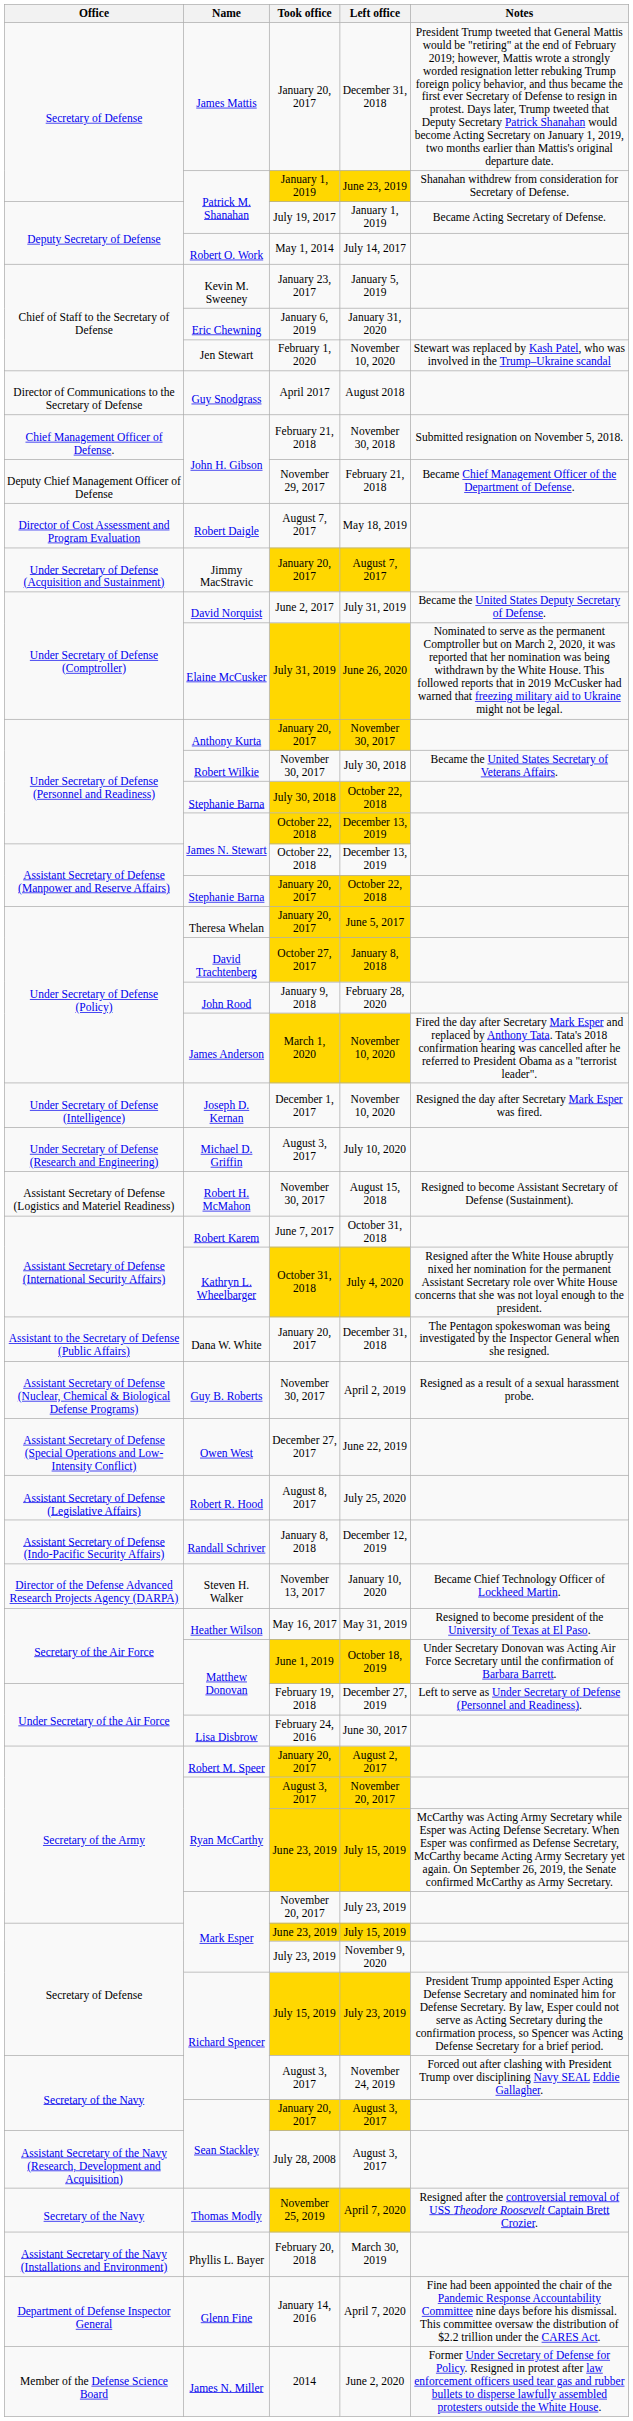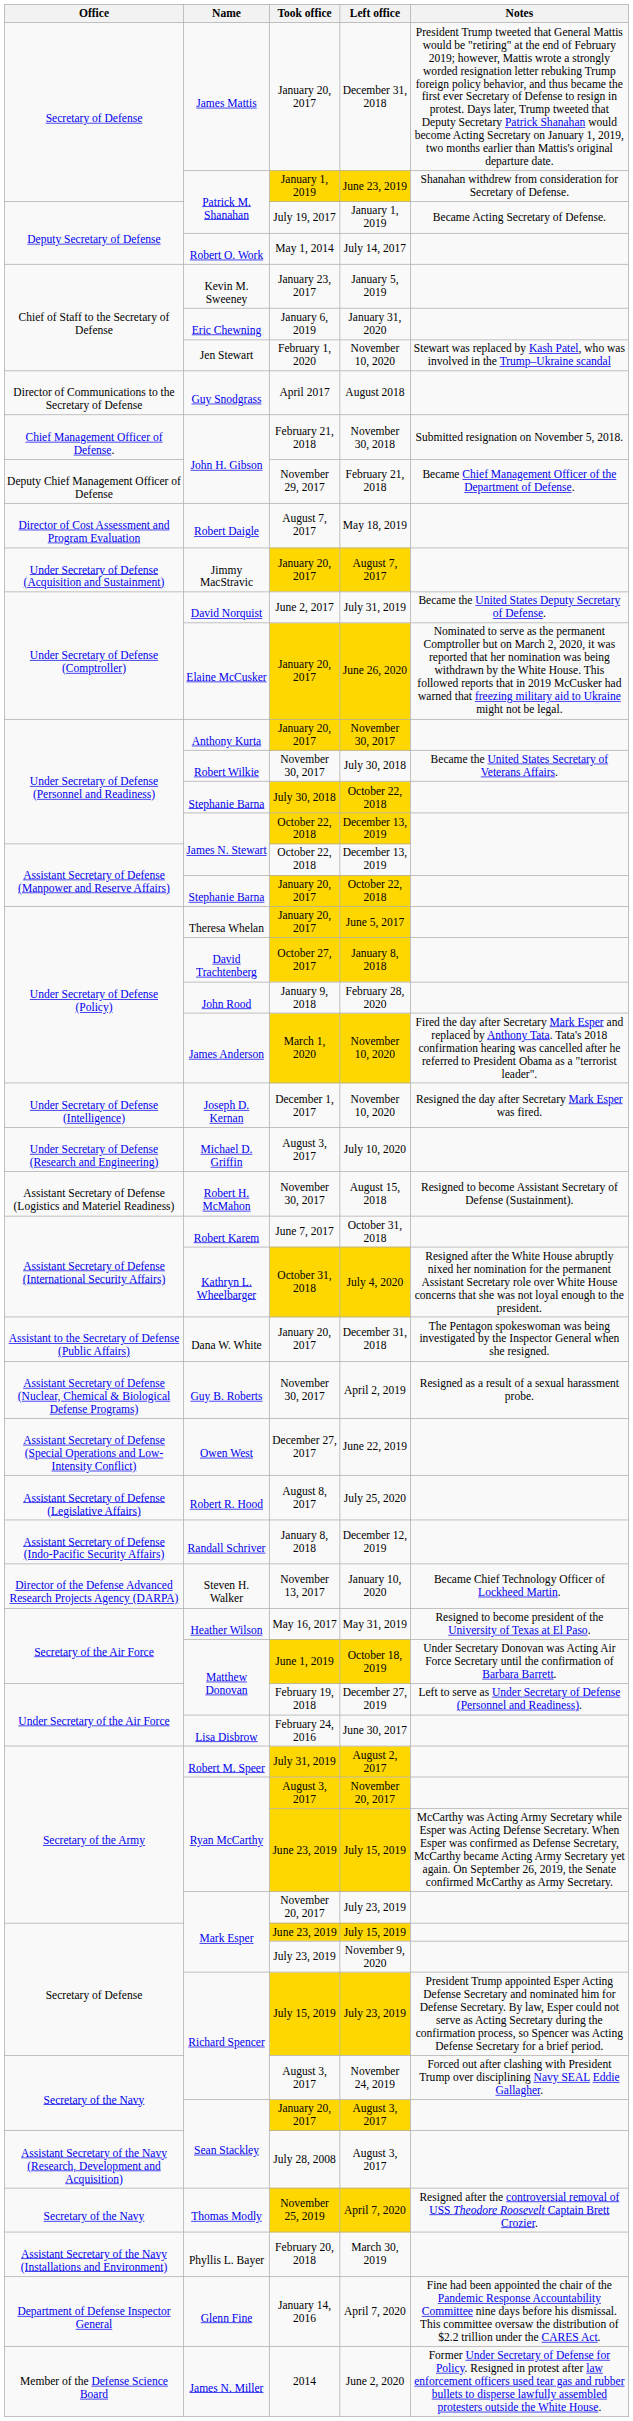(305, 671) July 31, 2019 -> (305, 671) January 20, 2017
(305, 1761) January 20, 2017 -> (305, 1761) July 31, 2019
